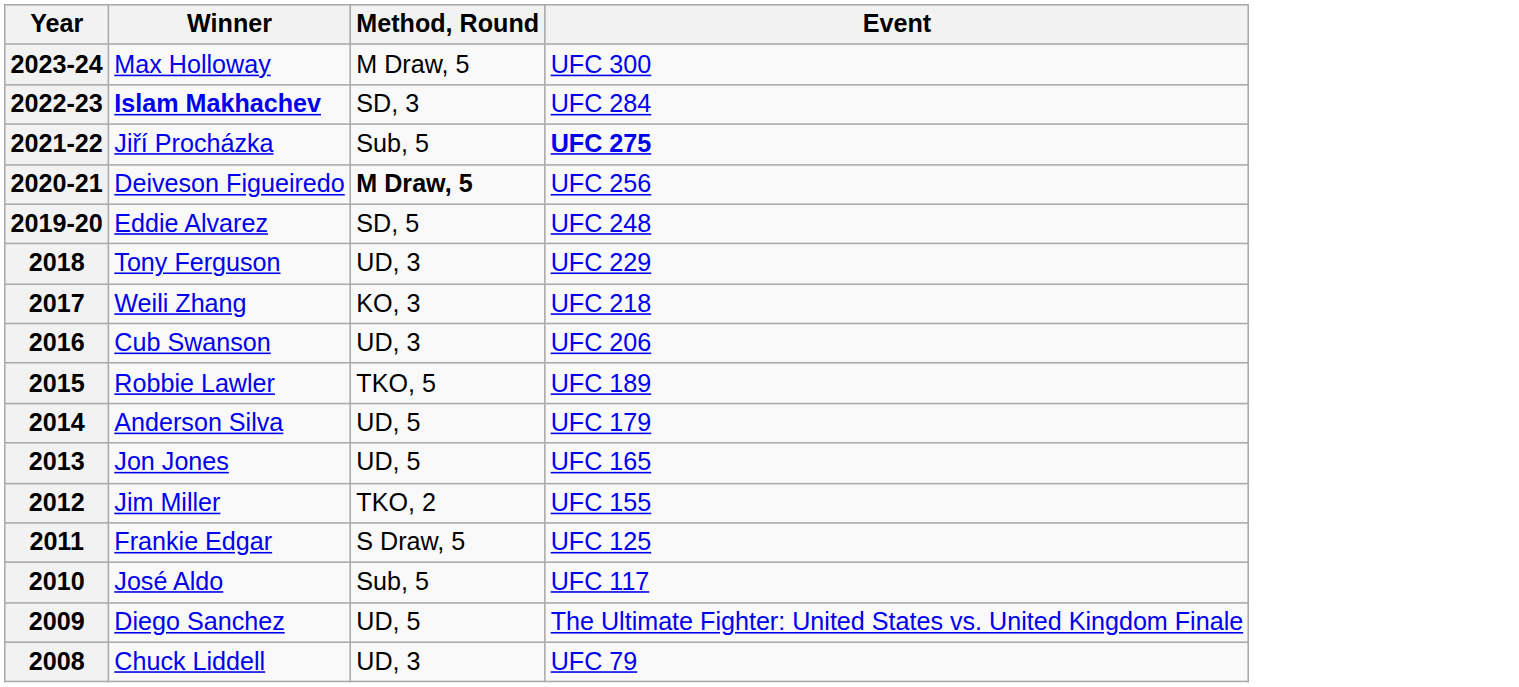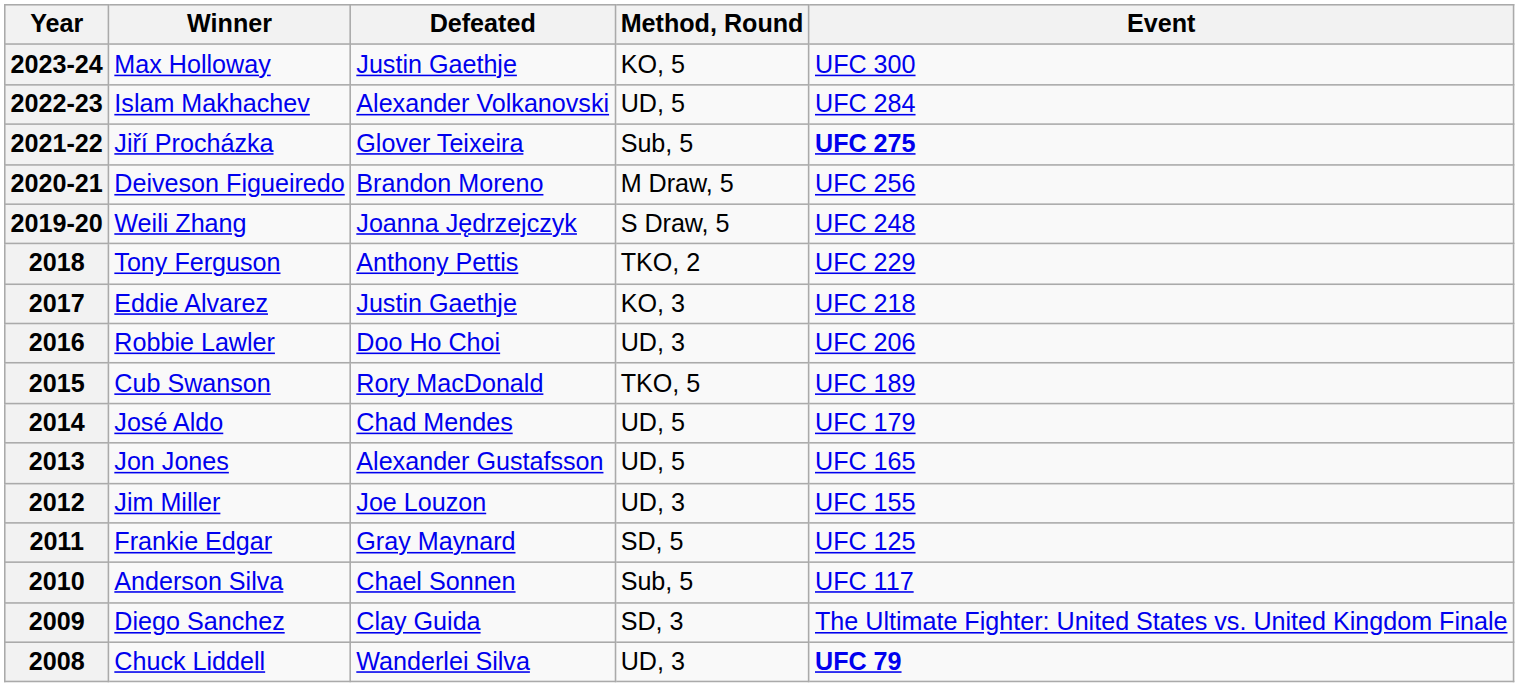+ column: (483, 24)
(413, 64) M Draw, 5 -> (653, 64) KO, 5
(218, 104) bold -> (212, 104) normal
(388, 104) SD, 3 -> (653, 104) UD, 5
(414, 183) bold -> (677, 183) normal
(191, 223) Eddie Alvarez -> (180, 223) Weili Zhang
(388, 223) SD, 5 -> (675, 223) S Draw, 5
(388, 263) UD, 3 -> (660, 263) TKO, 2
(180, 303) Weili Zhang -> (191, 303) Eddie Alvarez
(193, 343) Cub Swanson -> (195, 343) Robbie Lawler
(195, 382) Robbie Lawler -> (193, 382) Cub Swanson
(199, 422) Anderson Silva -> (169, 422) José Aldo
(396, 502) TKO, 2 -> (653, 502) UD, 3
(411, 542) S Draw, 5 -> (652, 542) SD, 5
(169, 582) José Aldo -> (199, 582) Anderson Silva
(388, 622) UD, 5 -> (652, 622) SD, 3
(594, 661) normal -> (858, 661) bold
